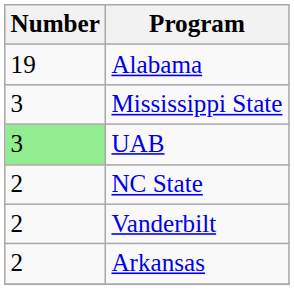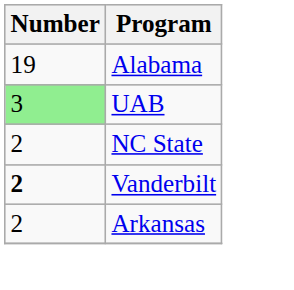- row: (197, 104)
(17, 223) normal -> (17, 183) bold
